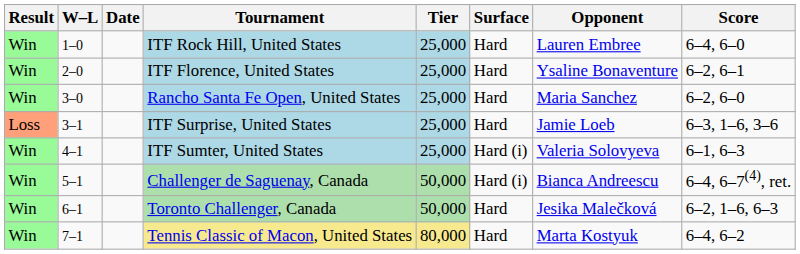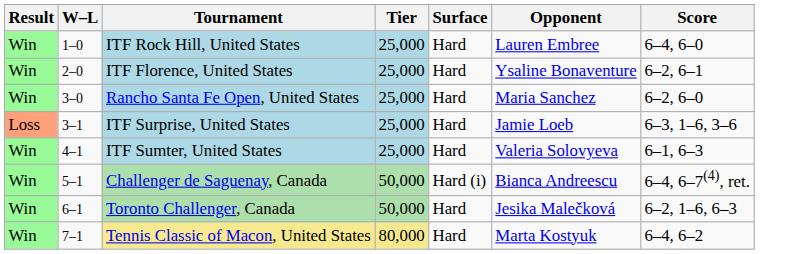- column: (123, 17)
(501, 151) Hard (i) -> (449, 151) Hard
